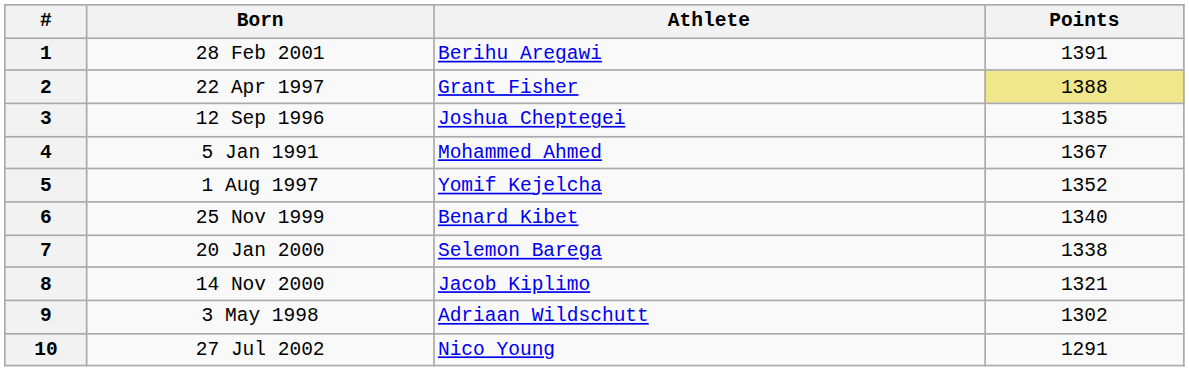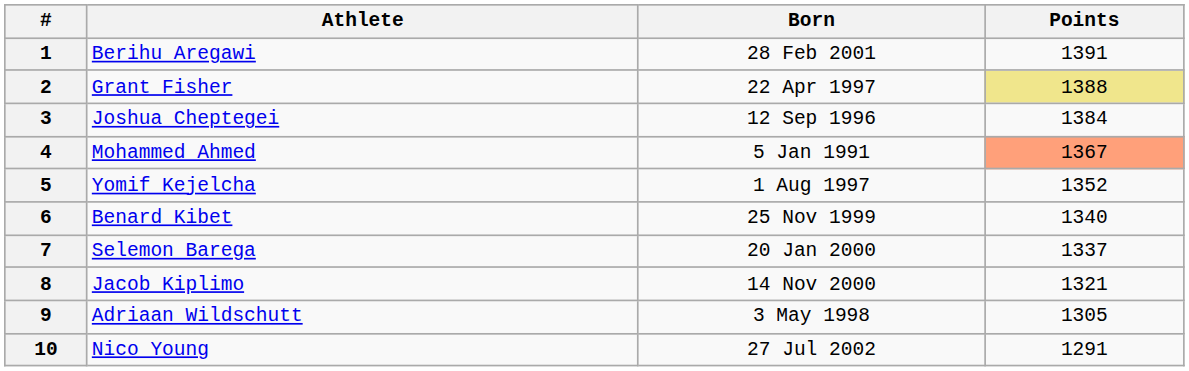columns swapped: (709, 21) <-> (260, 21)
(1084, 119) 1385 -> (1084, 119) 1384
(1084, 152) no background -> (1084, 152) lightsalmon background
(1084, 251) 1338 -> (1084, 251) 1337
(1084, 316) 1302 -> (1084, 316) 1305
